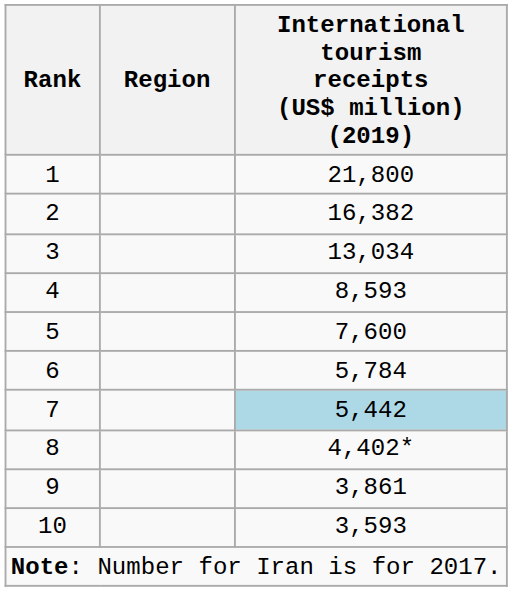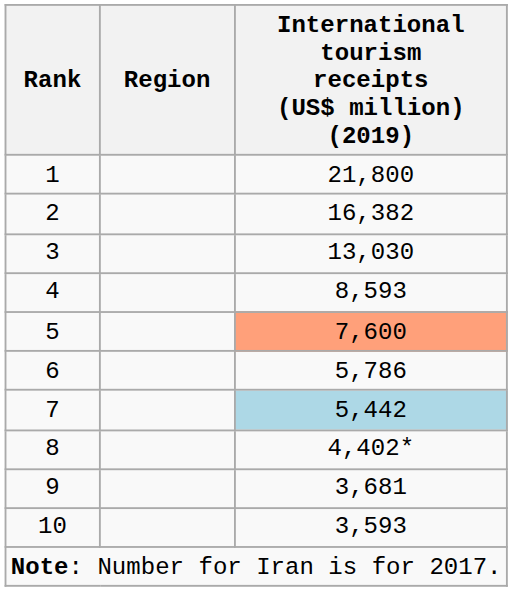(371, 253) 13,034 -> (371, 253) 13,030
(371, 332) no background -> (371, 332) lightsalmon background
(371, 371) 5,784 -> (371, 371) 5,786
(371, 488) 3,861 -> (371, 488) 3,681
